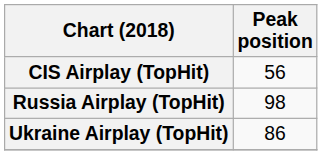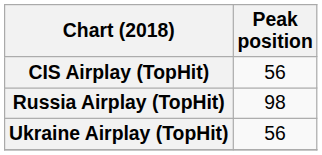(275, 133) 86 -> (275, 133) 56
